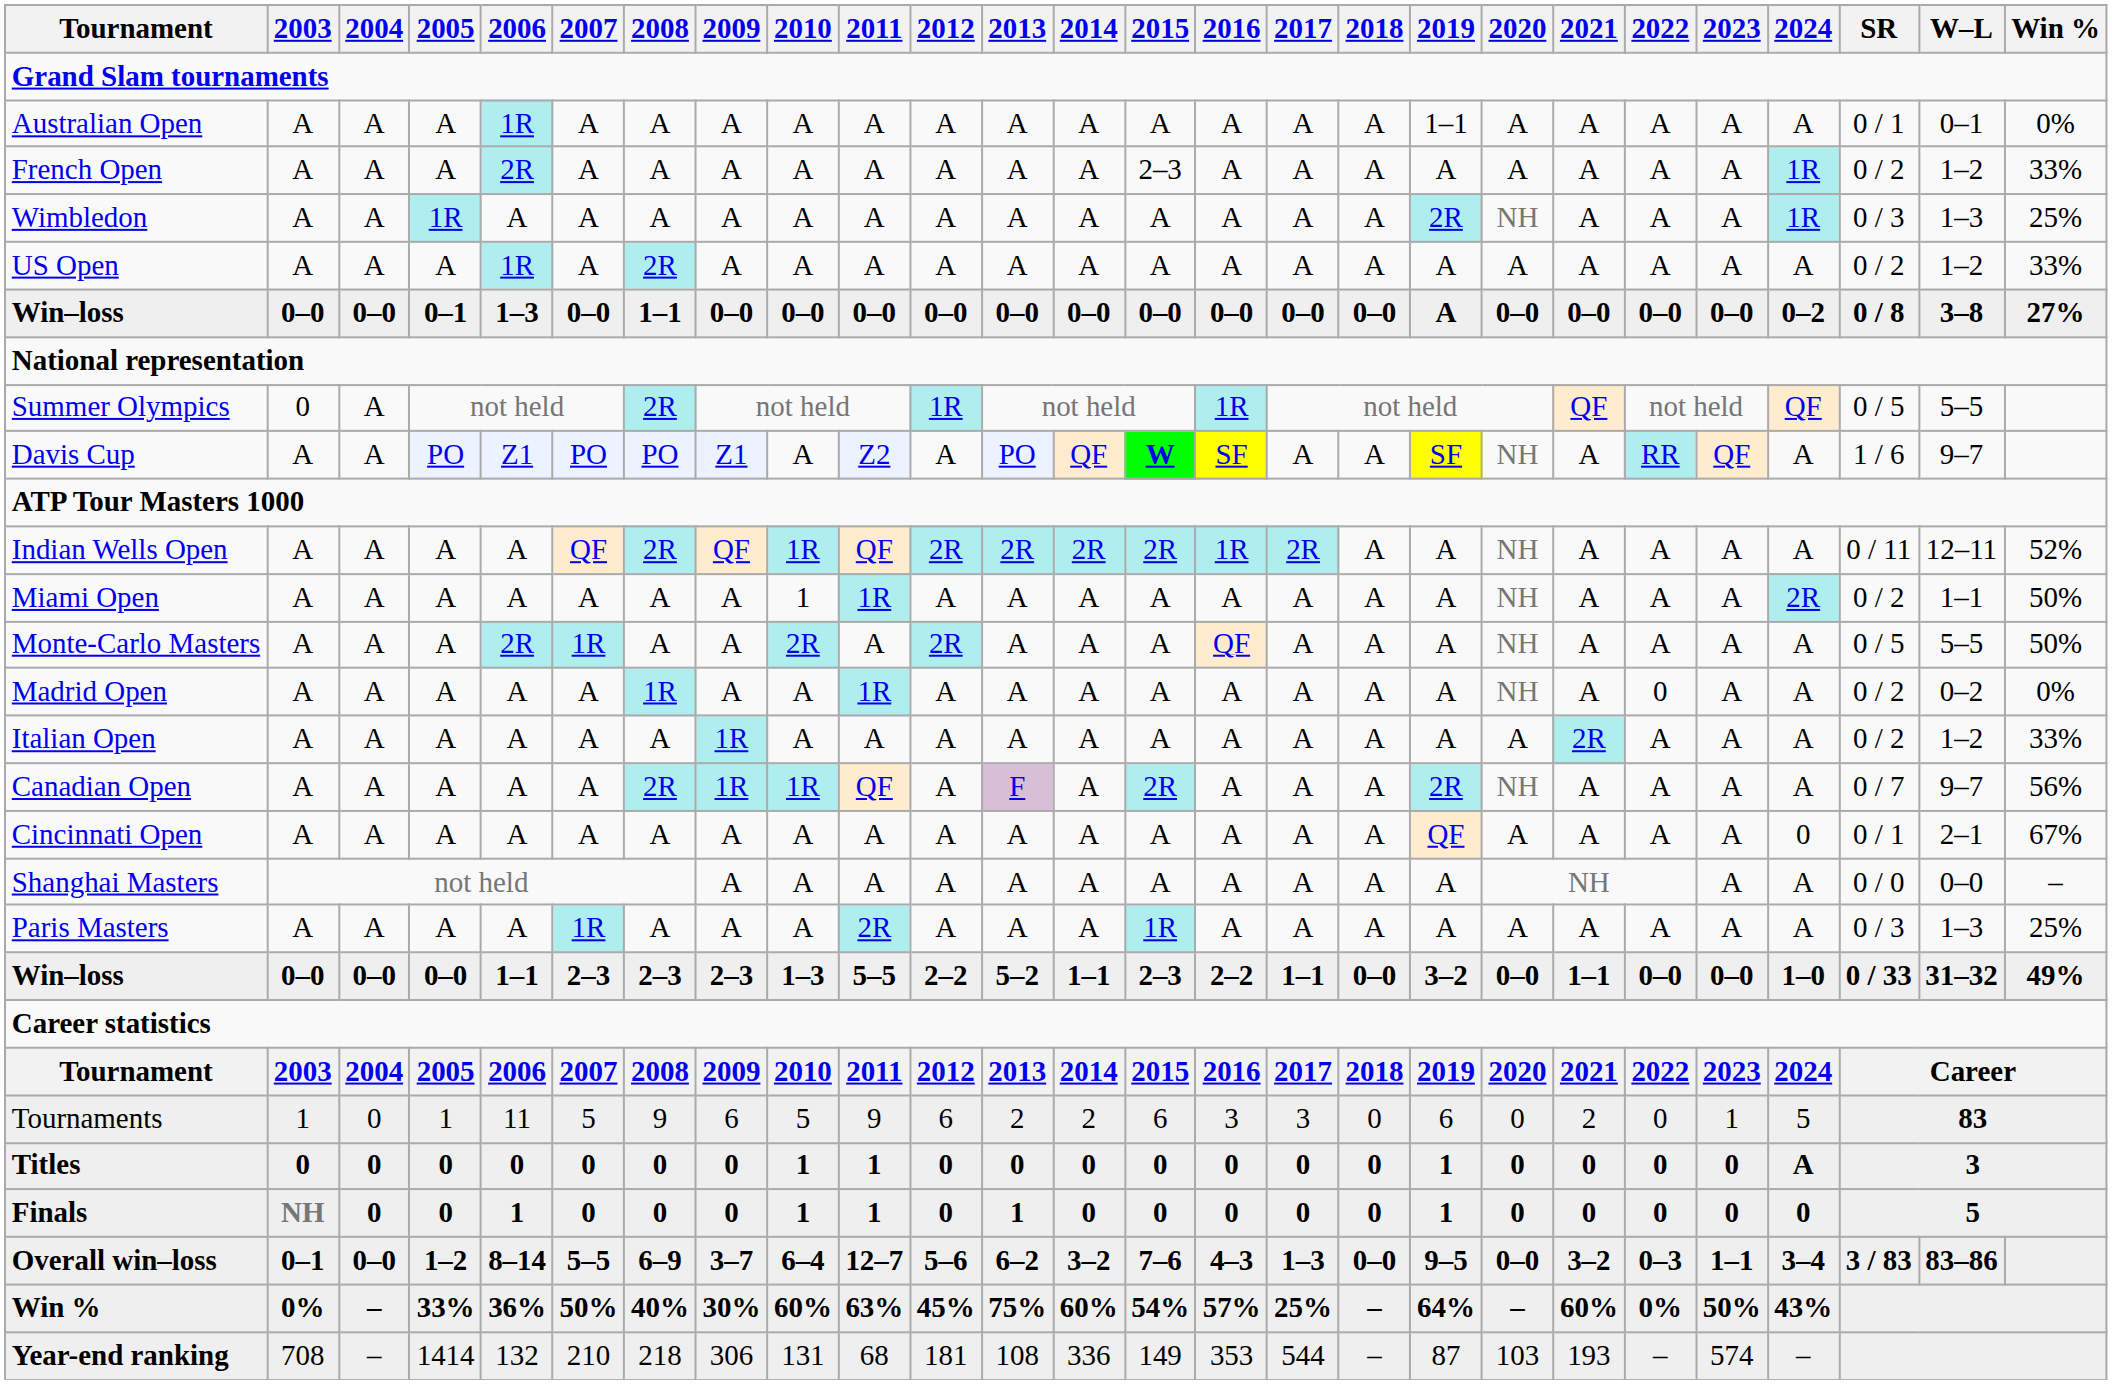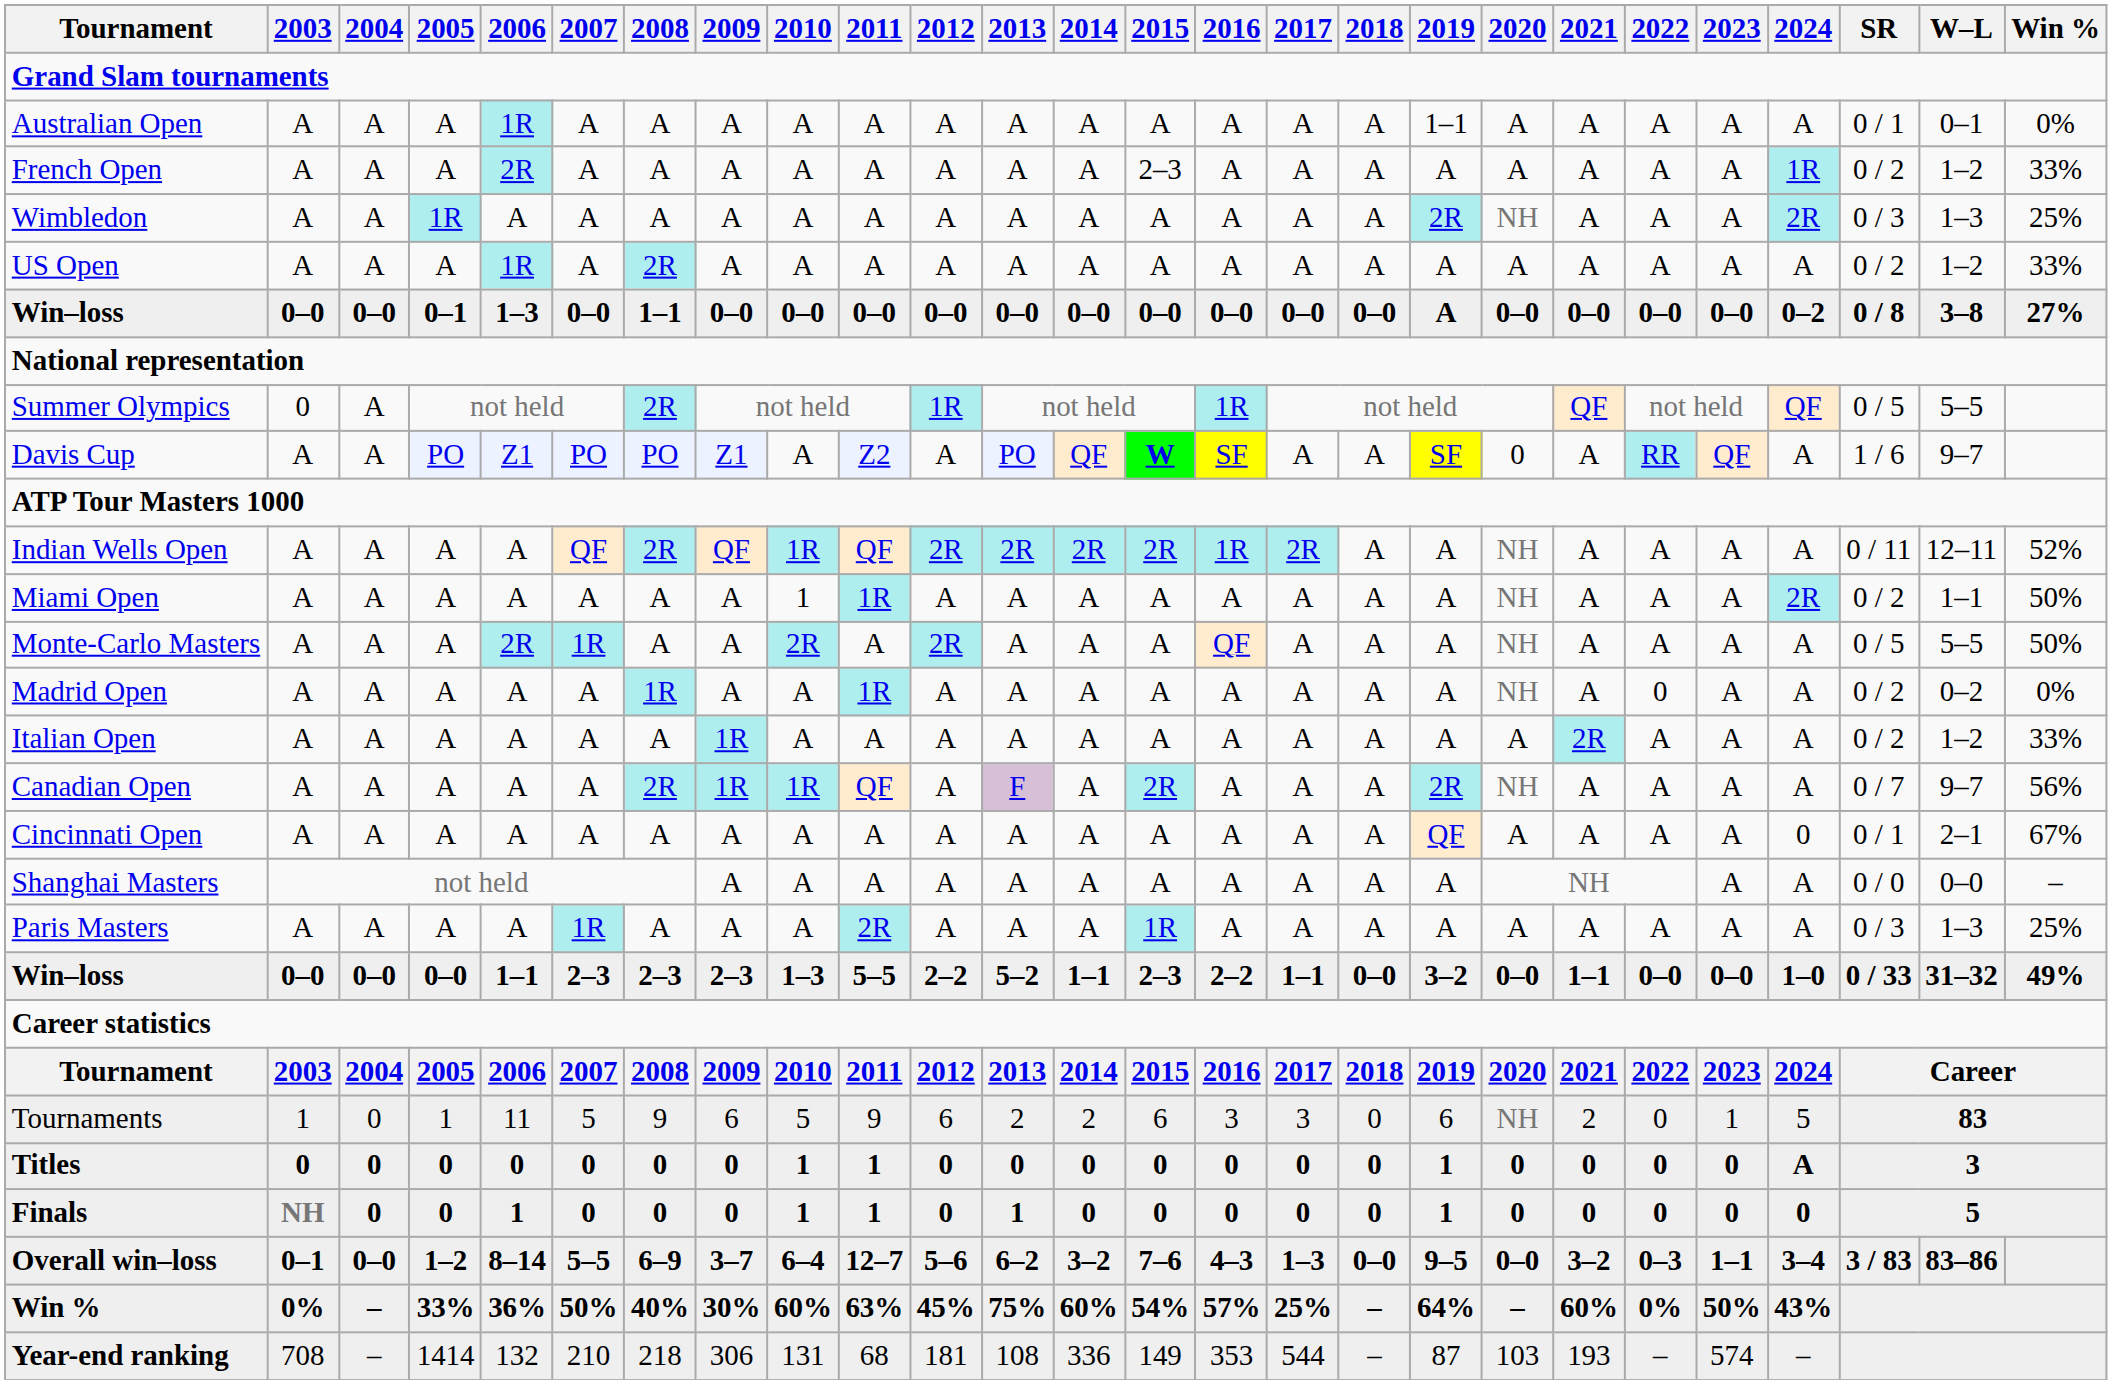(1803, 217) 1R -> (1803, 217) 2R
(1517, 454) NH -> (1517, 454) 0
(1517, 1117) 0 -> (1517, 1117) NH
